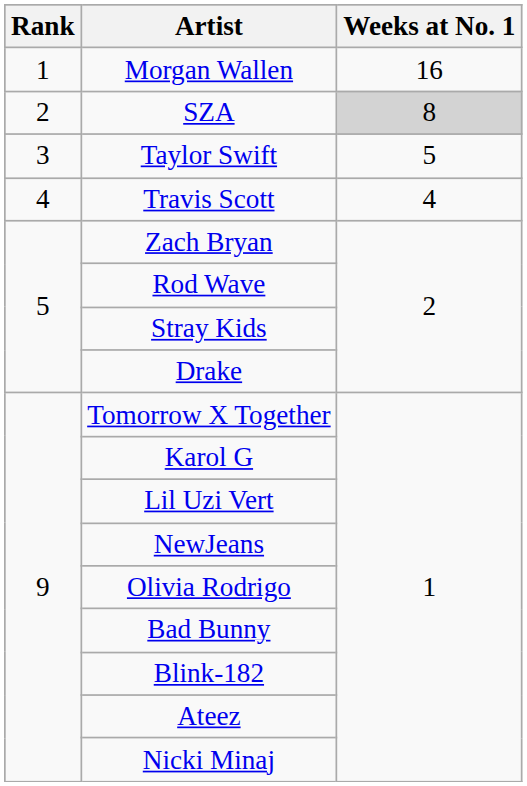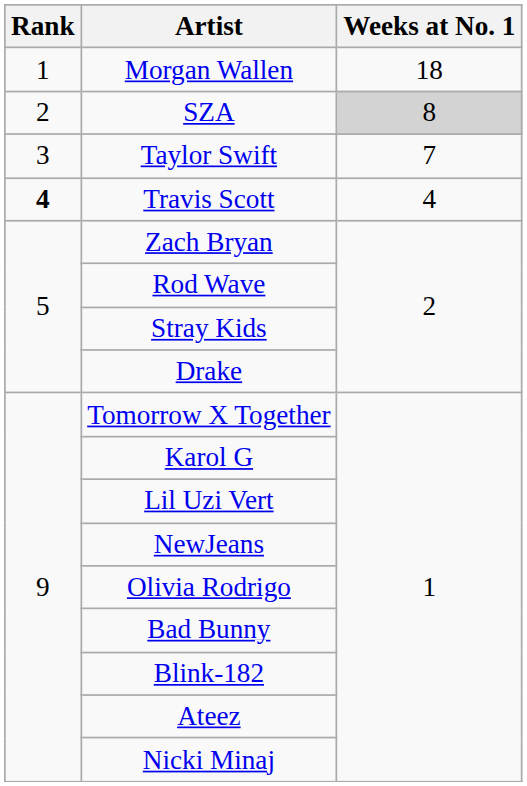(429, 69) 16 -> (429, 69) 18
(429, 155) 5 -> (429, 155) 7
(43, 198) normal -> (43, 198) bold
